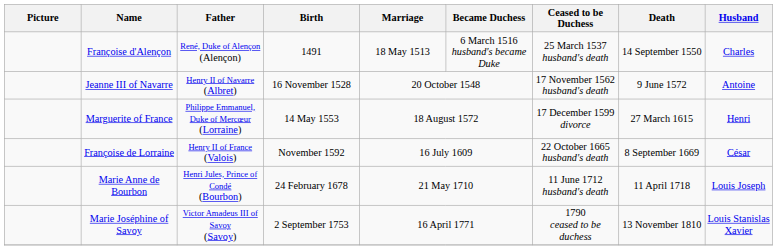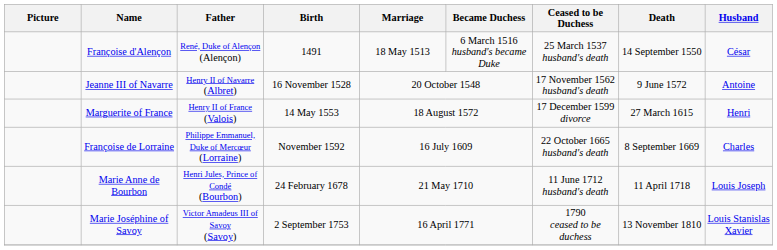(739, 51) Charles -> (739, 51) César
(220, 119) Philippe Emmanuel, Duke of Mercœur (Lorraine) -> (220, 113) Henry II of France (Valois)
(220, 153) Henry II of France (Valois) -> (220, 147) Philippe Emmanuel, Duke of Mercœur (Lorraine)
(739, 152) César -> (739, 146) Charles
